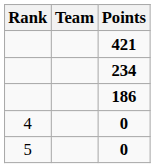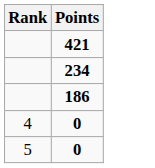- column: (74, 17)
